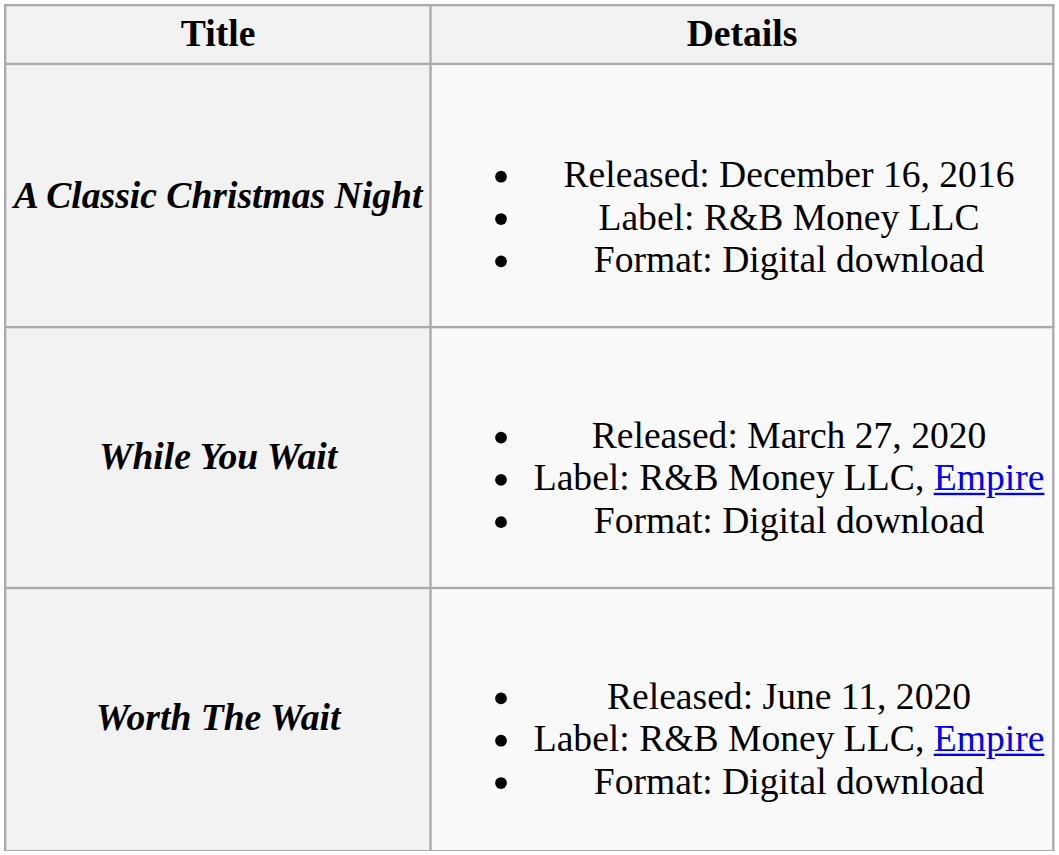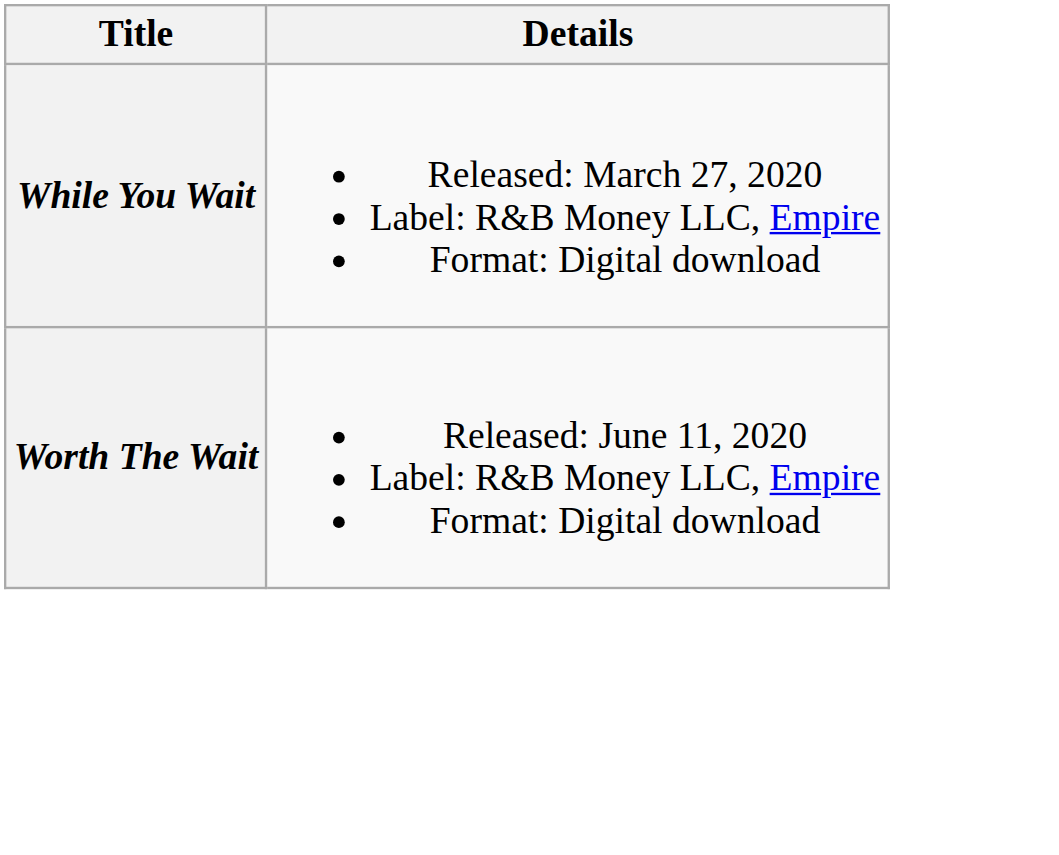- row: (218, 194)
